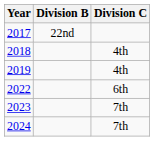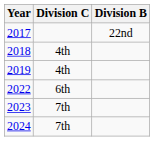columns swapped: (62, 13) <-> (120, 13)
